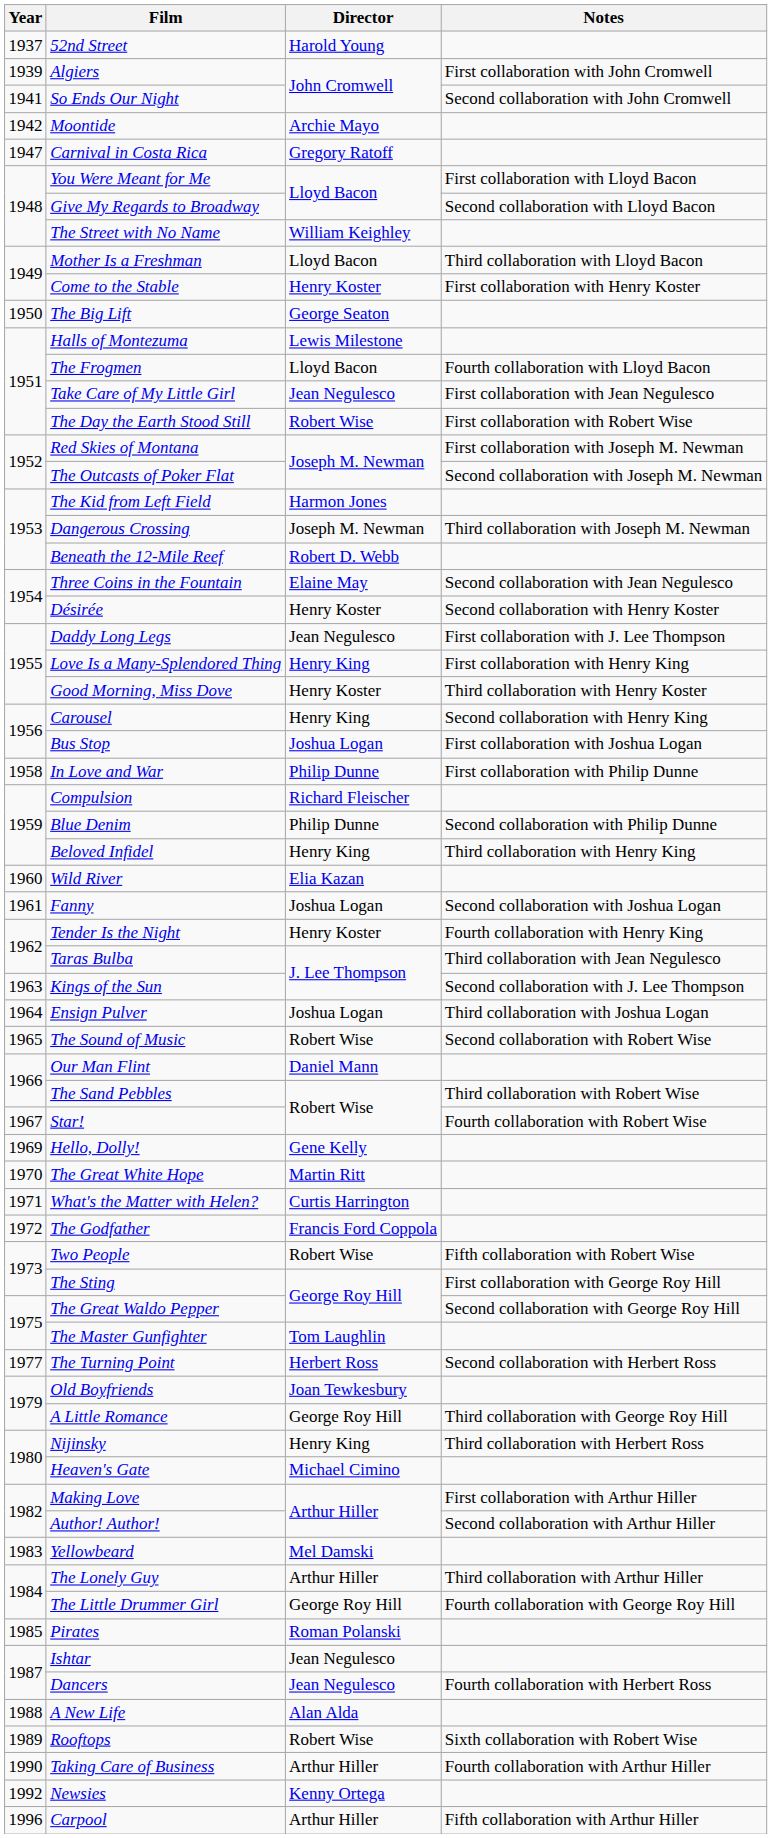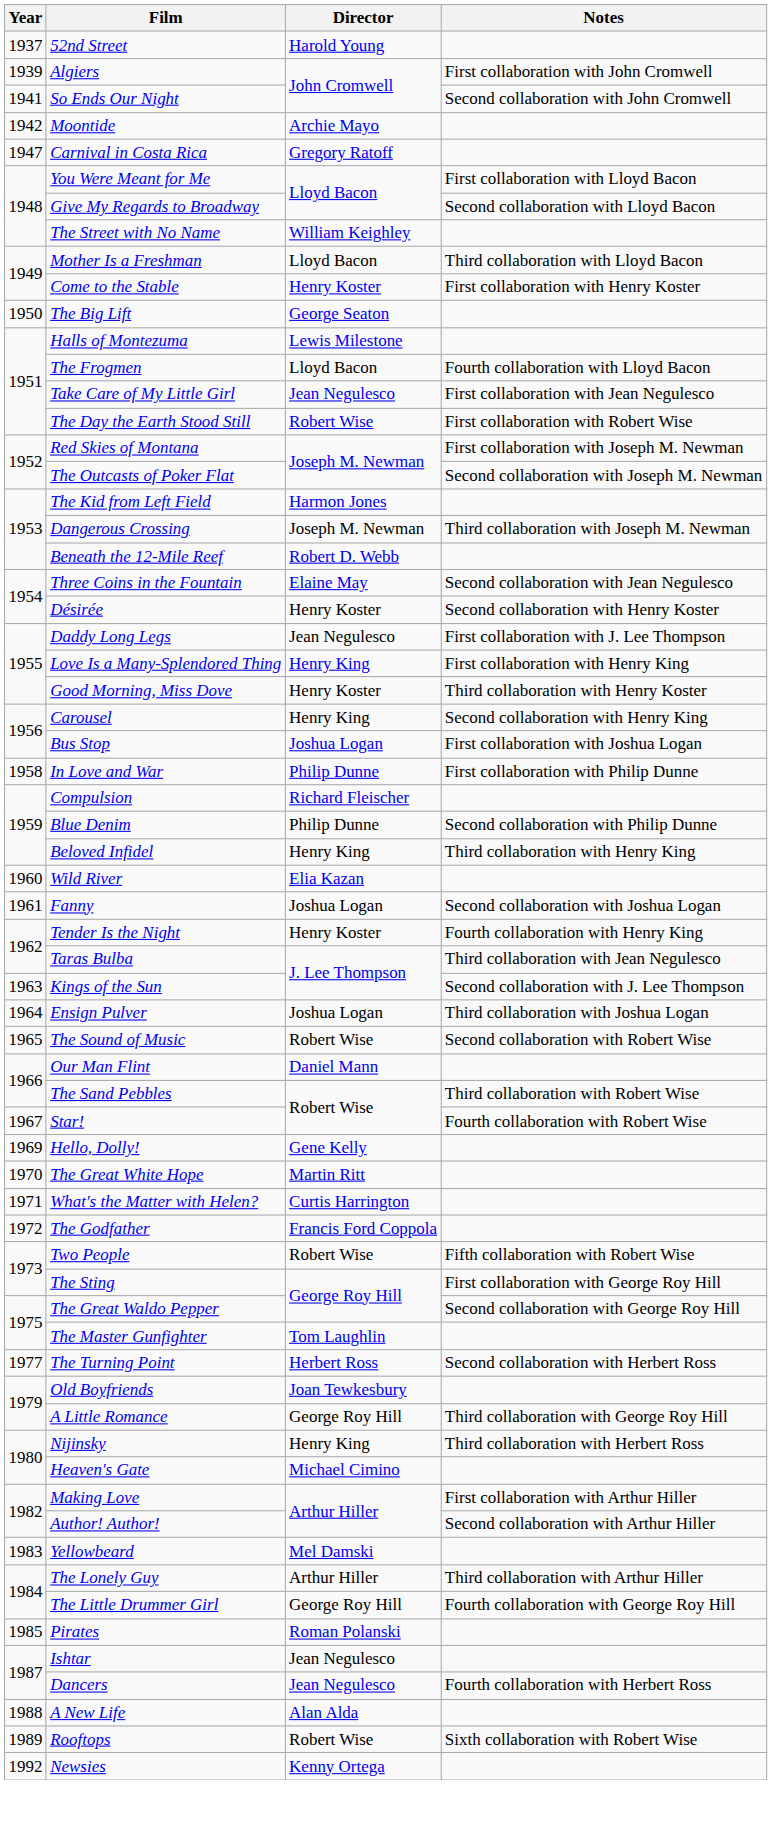- row: (132, 1766)
- row: (78, 1820)
